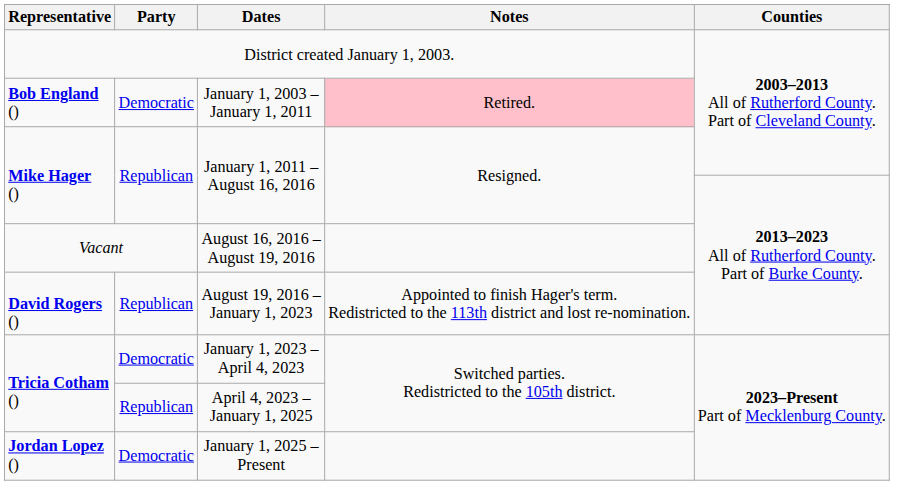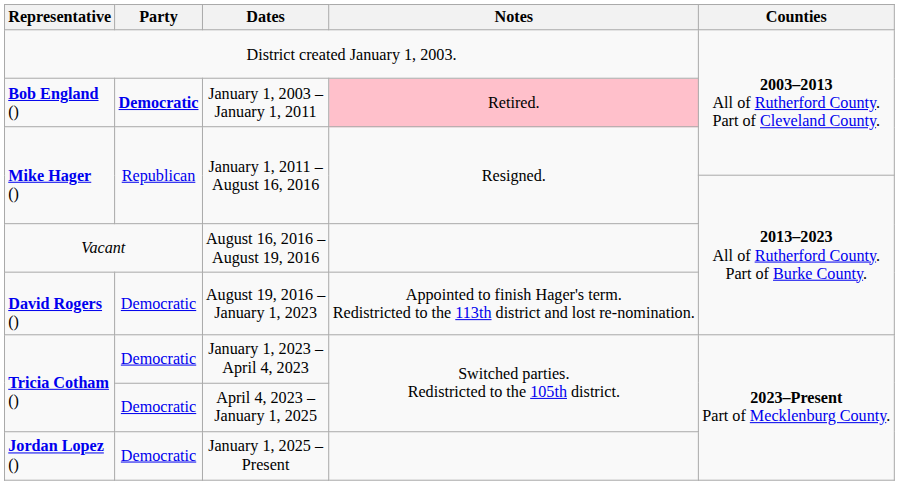(156, 102) normal -> (159, 102) bold
(156, 303) Republican -> (159, 303) Democratic
(156, 407) Republican -> (159, 407) Democratic
